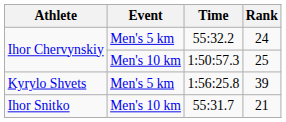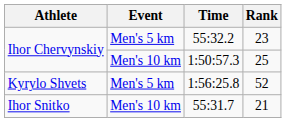(262, 38) 24 -> (262, 38) 23
(262, 83) 39 -> (262, 83) 52
